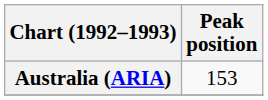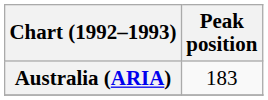(222, 77) 153 -> (222, 77) 183
